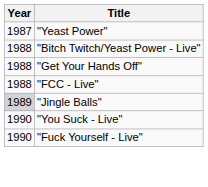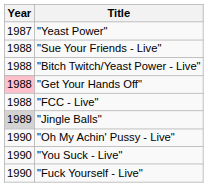+ row: (99, 48)
(19, 66) no background -> (19, 84) pink background
+ row: (106, 137)
